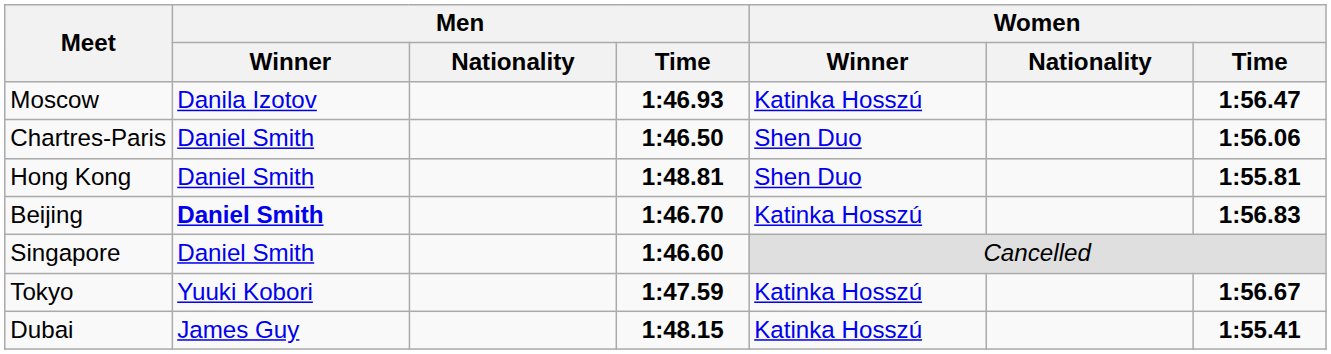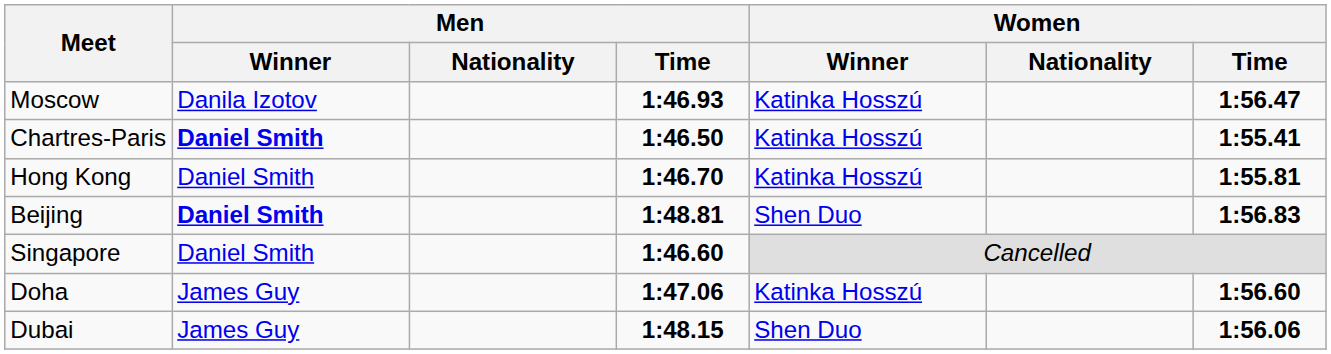(246, 138) normal -> (250, 138) bold
(808, 138) Shen Duo -> (838, 138) Katinka Hosszú
(1260, 138) 1:56.06 -> (1260, 138) 1:55.41
(683, 176) 1:48.81 -> (683, 176) 1:46.70
(808, 176) Shen Duo -> (838, 176) Katinka Hosszú
(683, 215) 1:46.70 -> (683, 215) 1:48.81
(838, 215) Katinka Hosszú -> (808, 215) Shen Duo
- row: (42, 291)
+ row: (39, 291)
(838, 330) Katinka Hosszú -> (808, 330) Shen Duo
(1260, 330) 1:55.41 -> (1260, 330) 1:56.06
